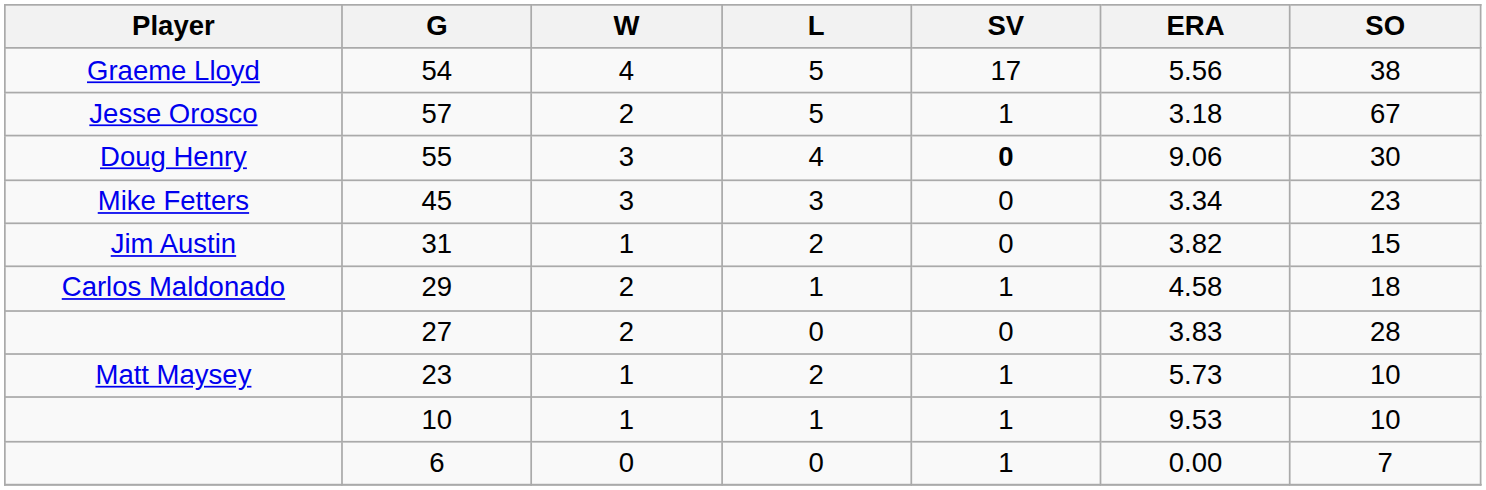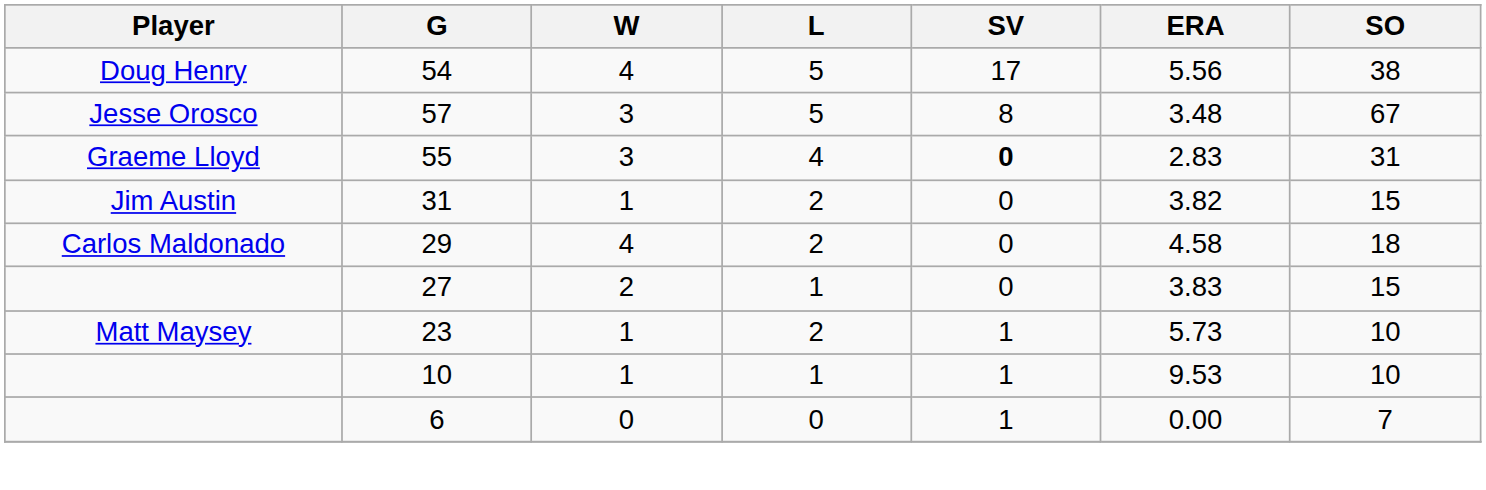(173, 69) Graeme Lloyd -> (173, 69) Doug Henry
(627, 113) 2 -> (627, 113) 3
(1006, 113) 1 -> (1006, 113) 8
(1195, 113) 3.18 -> (1195, 113) 3.48
(173, 157) Doug Henry -> (173, 157) Graeme Lloyd
(1195, 157) 9.06 -> (1195, 157) 2.83
(1385, 157) 30 -> (1385, 157) 31
- row: (437, 200)
(627, 288) 2 -> (627, 244) 4
(816, 288) 1 -> (816, 244) 2
(1006, 288) 1 -> (1006, 244) 0
(816, 331) 0 -> (816, 288) 1
(1385, 331) 28 -> (1385, 288) 15
